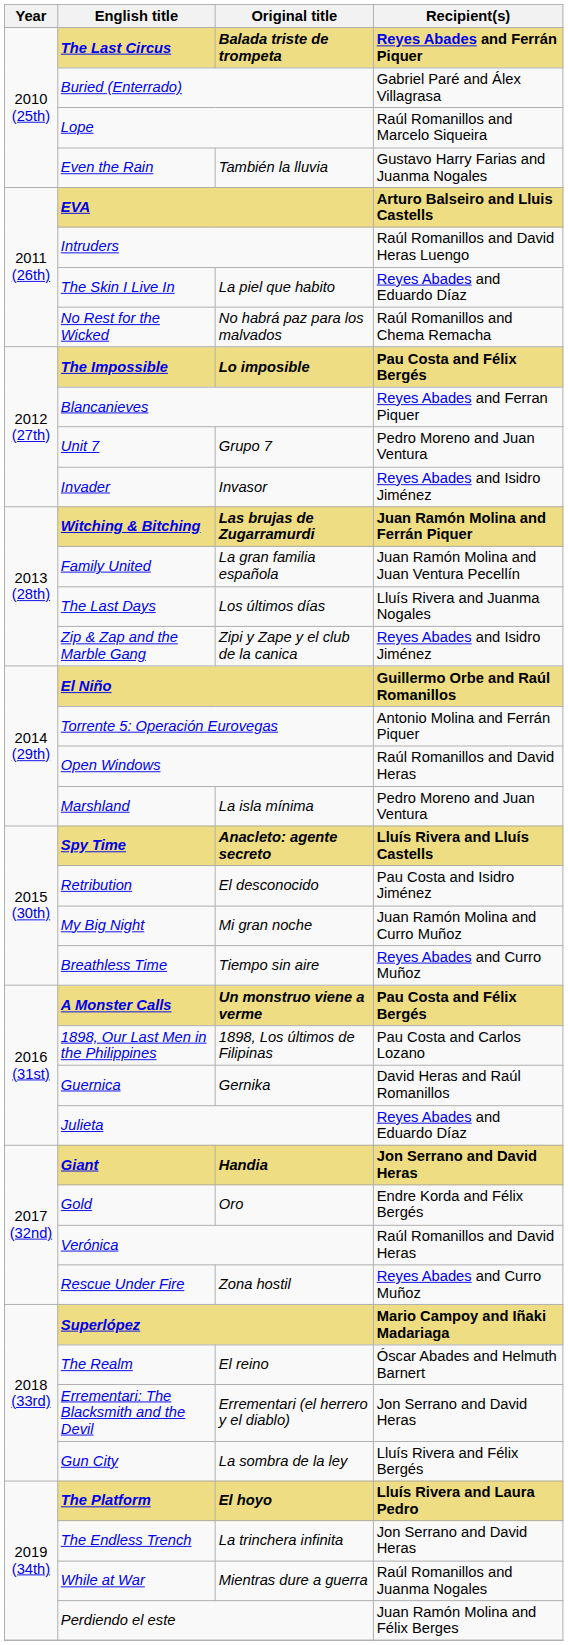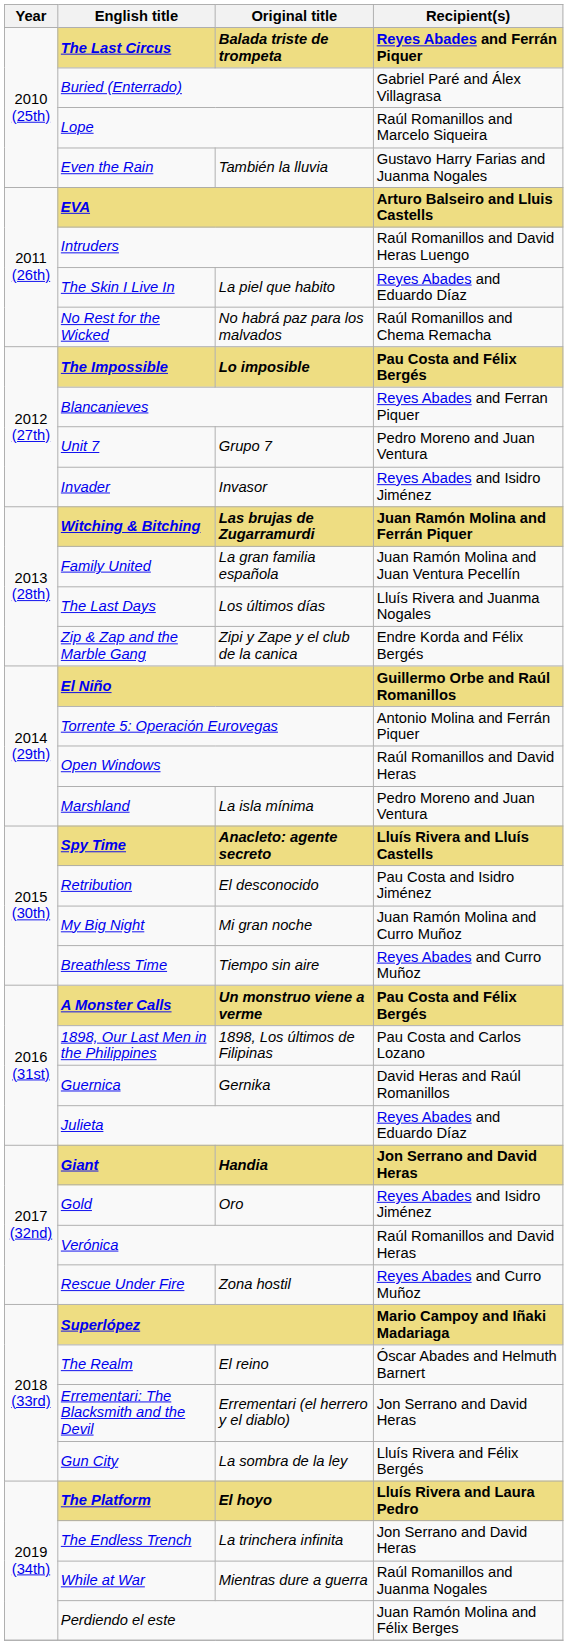(459, 646) Reyes Abades and Isidro Jiménez -> (450, 646) Endre Korda and Félix Bergés
(450, 1205) Endre Korda and Félix Bergés -> (459, 1205) Reyes Abades and Isidro Jiménez
